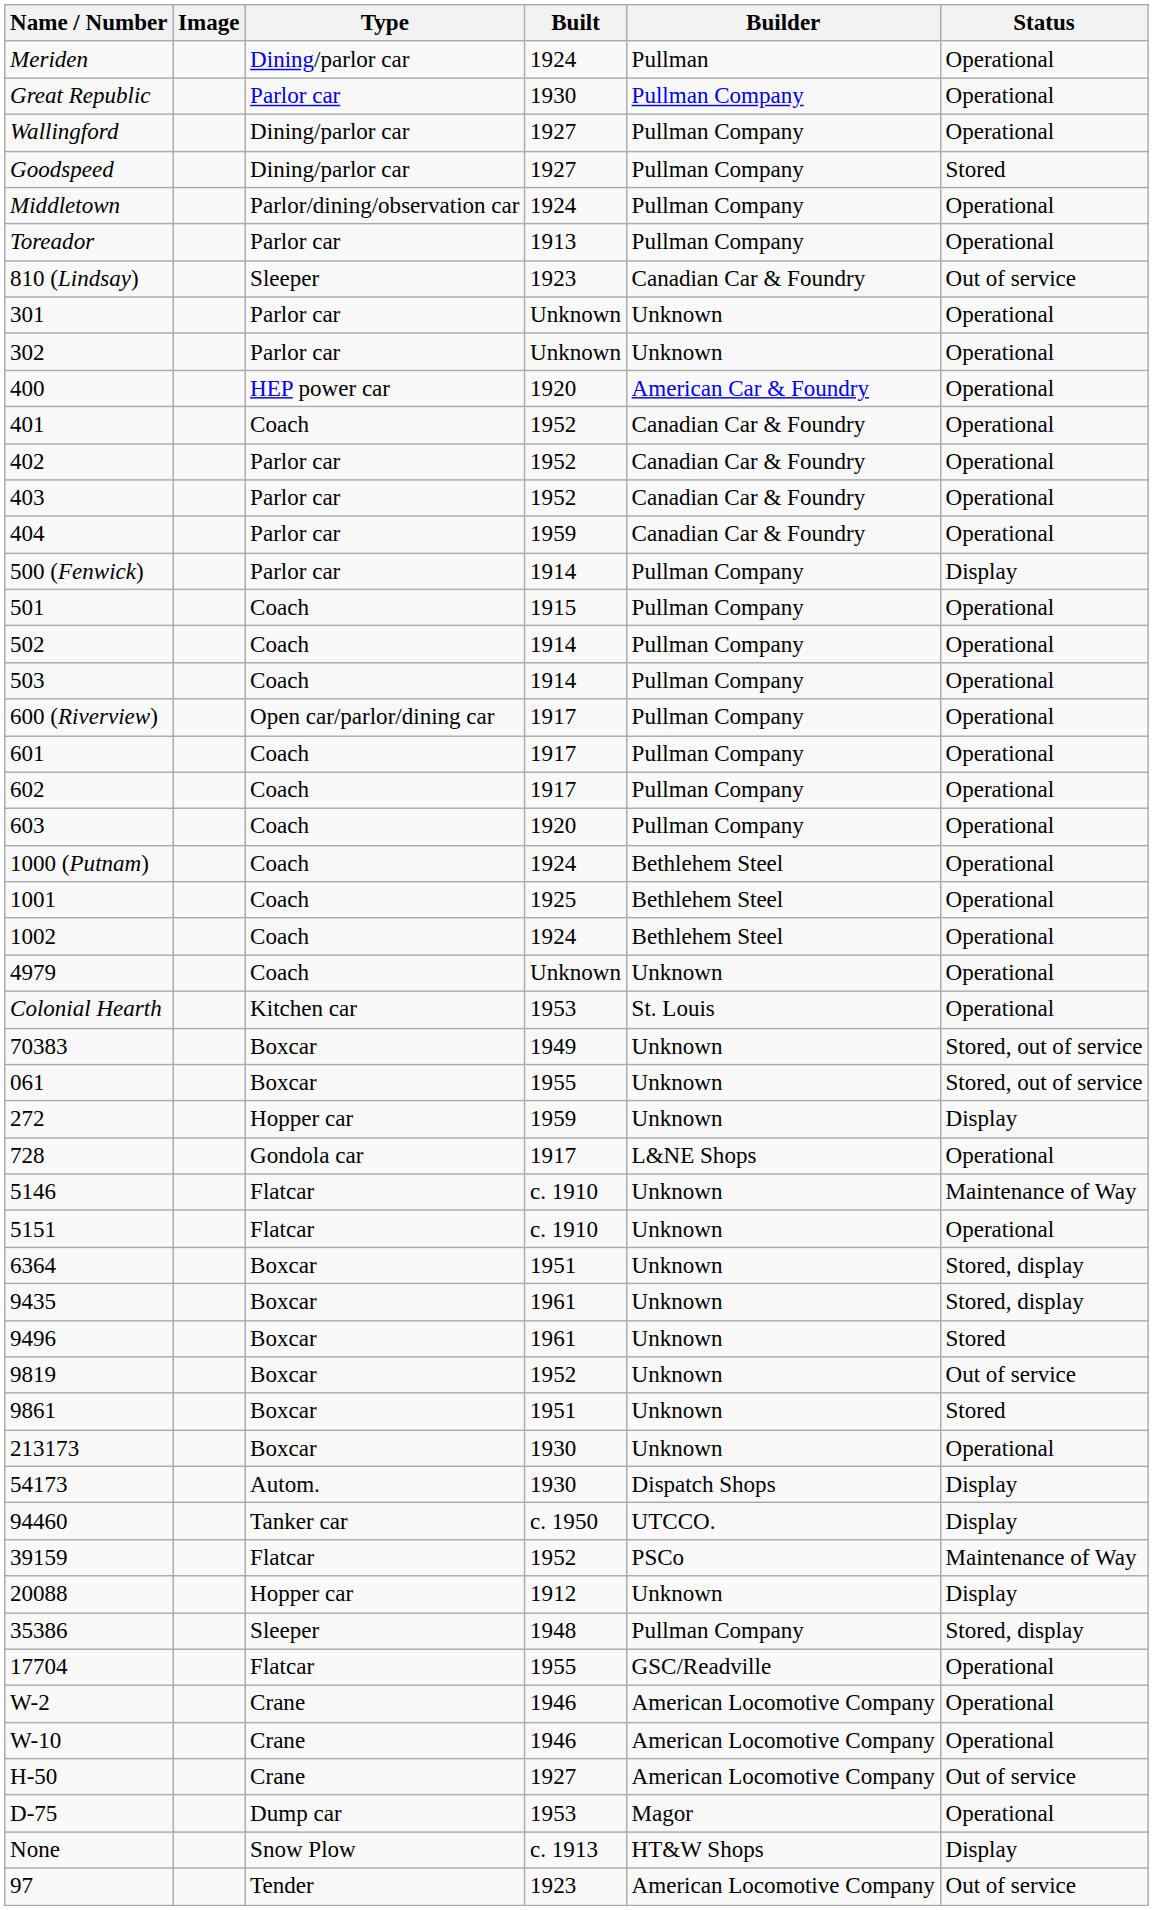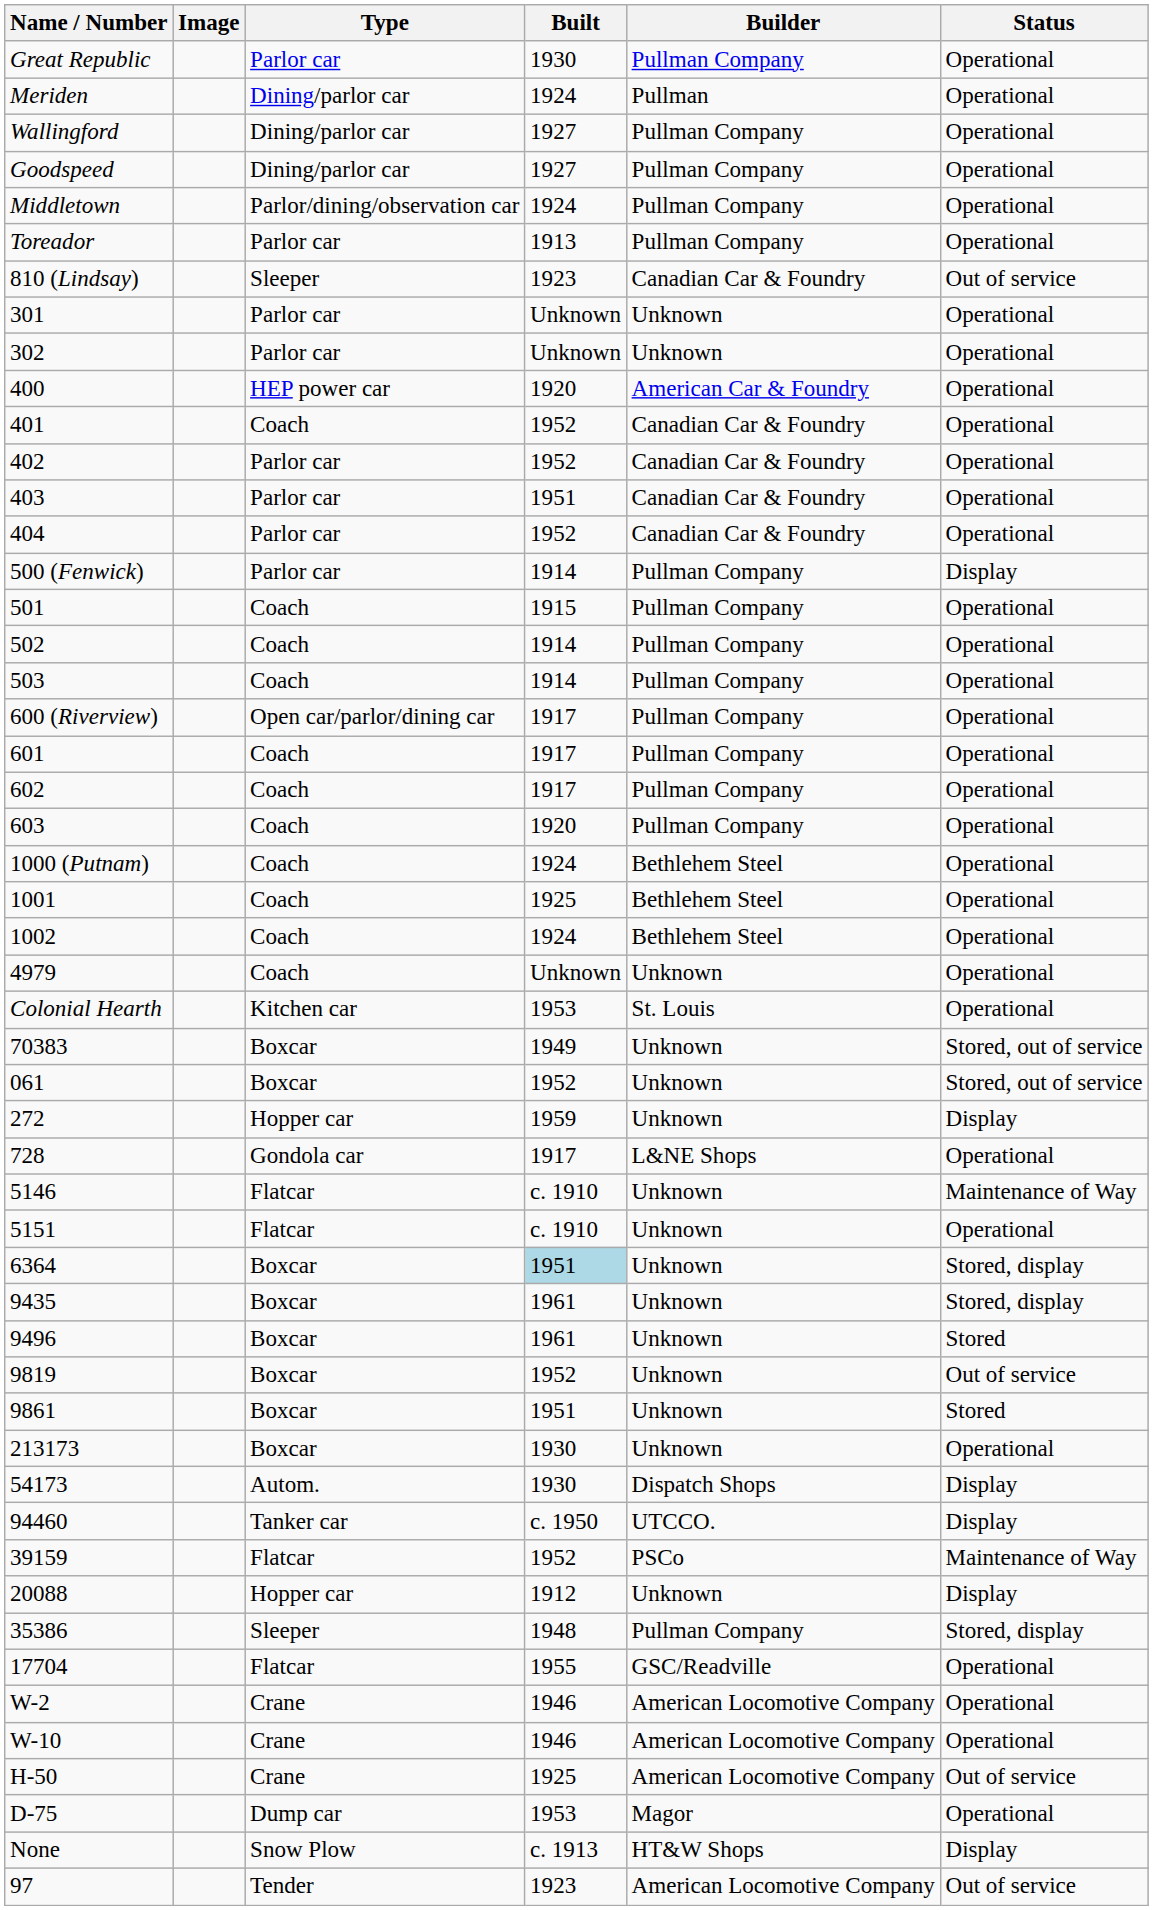rows swapped: (80, 95) <-> (49, 59)
(976, 168) Stored -> (1000, 168) Operational
(553, 497) 1952 -> (553, 497) 1951
(553, 534) 1959 -> (553, 534) 1952
(553, 1082) 1955 -> (553, 1082) 1952
(553, 1265) no background -> (553, 1265) lightblue background
(553, 1776) 1927 -> (553, 1776) 1925
